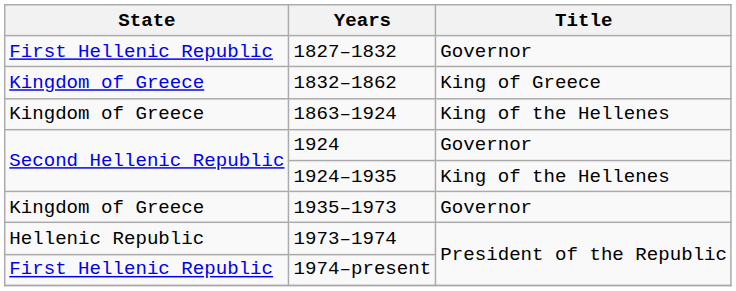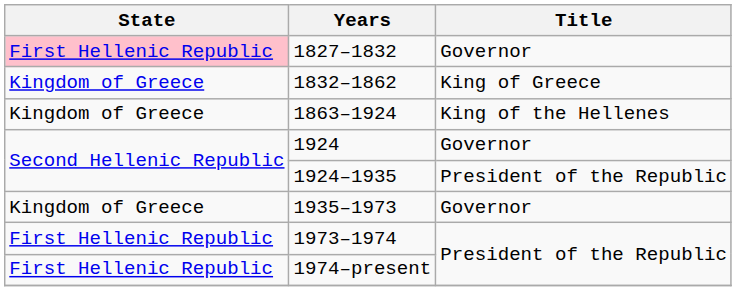(141, 51) no background -> (141, 51) pink background
(555, 176) King of the Hellenes -> (584, 176) President of the Republic
(107, 238) Hellenic Republic -> (141, 238) First Hellenic Republic
